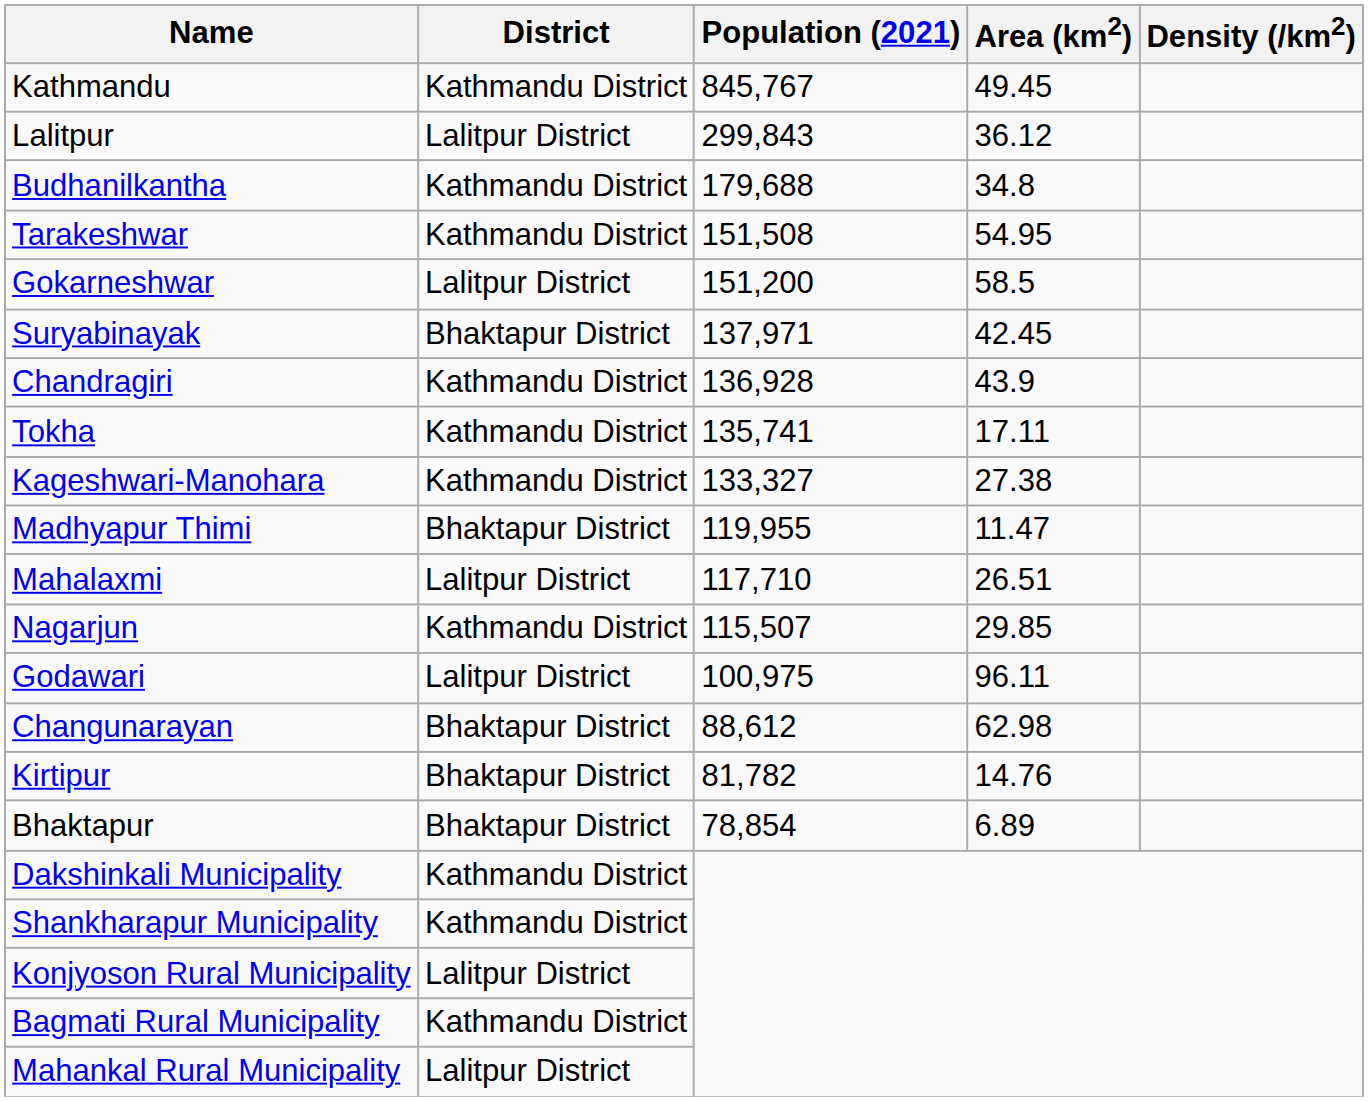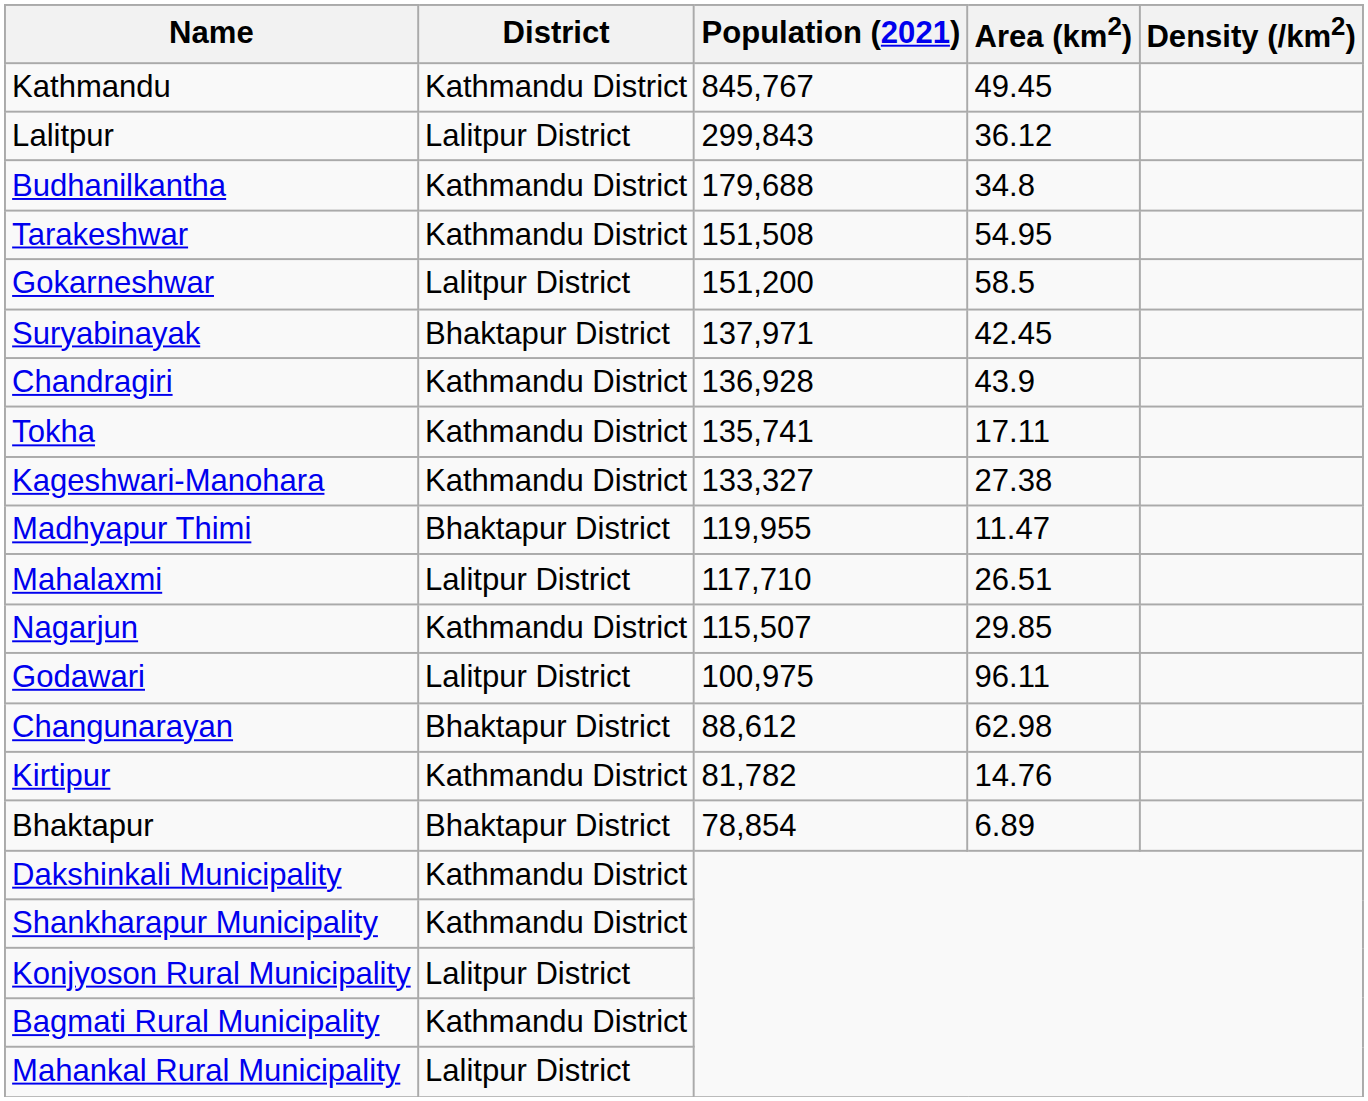(547, 775) Bhaktapur District -> (556, 775) Kathmandu District
